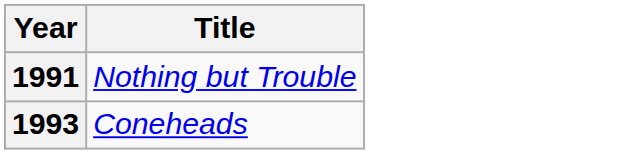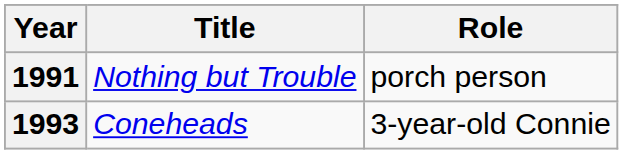+ column: (491, 28)
